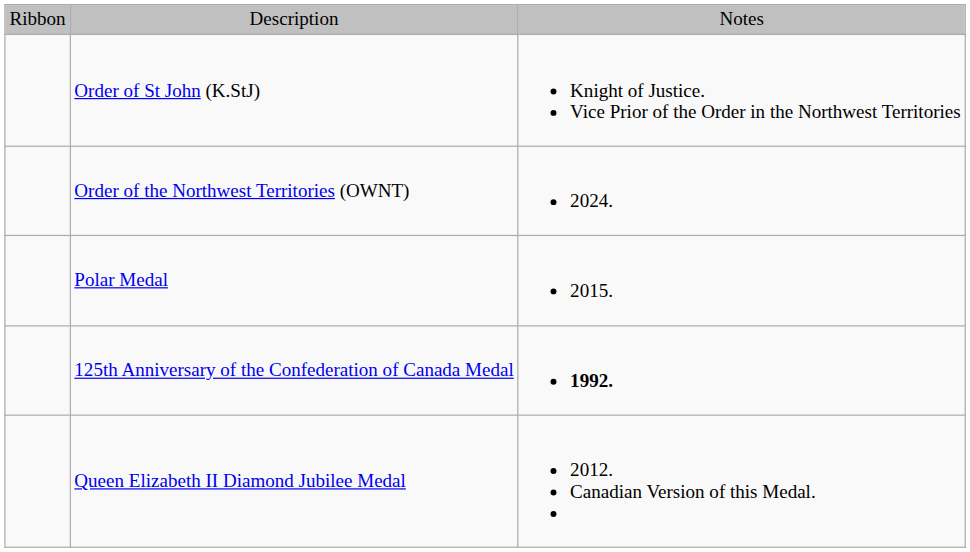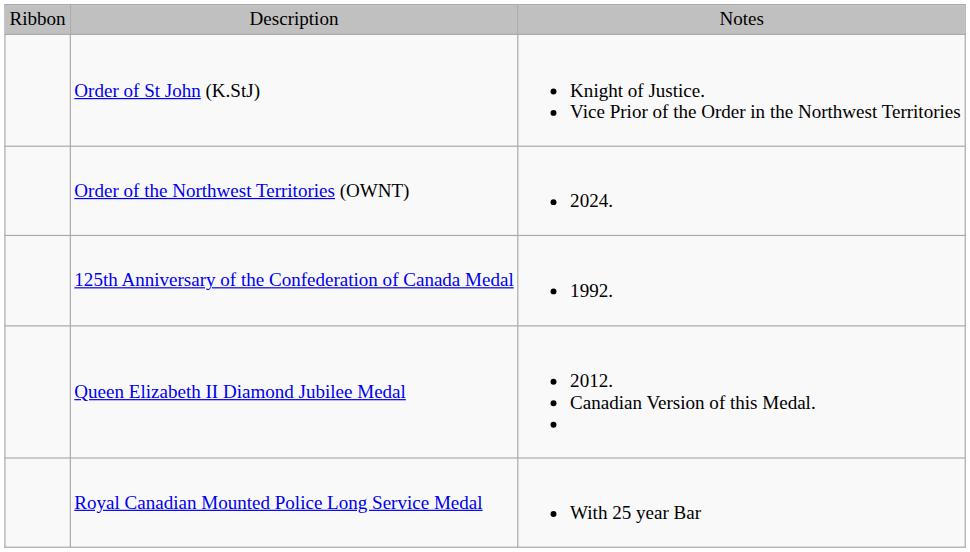- row: (121, 280)
(742, 381) bold -> (742, 291) normal
+ row: (278, 502)
